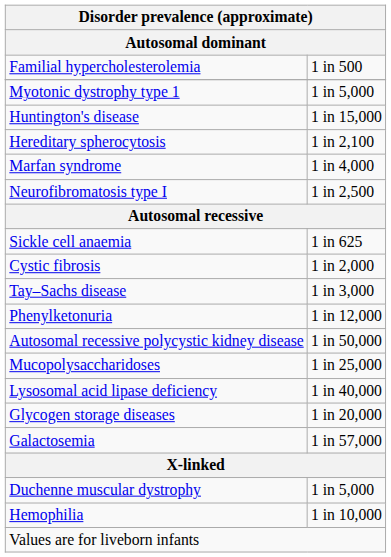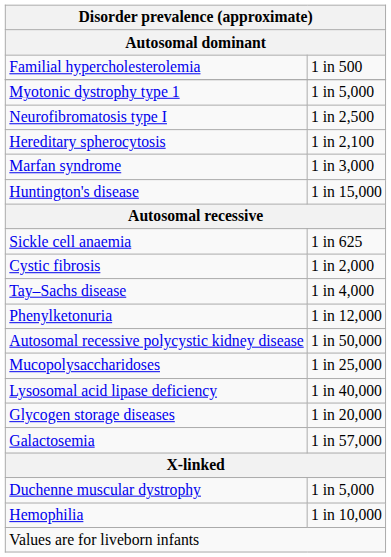rows swapped: (88, 191) <-> (74, 117)
(343, 166) 1 in 4,000 -> (343, 166) 1 in 3,000
(343, 291) 1 in 3,000 -> (343, 291) 1 in 4,000
